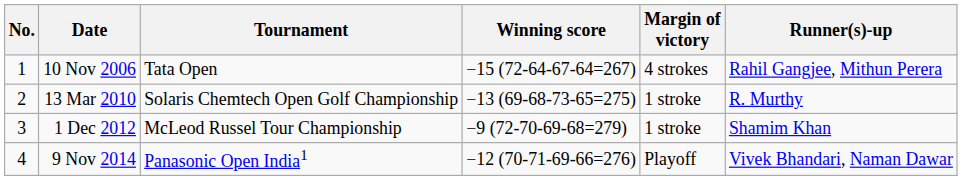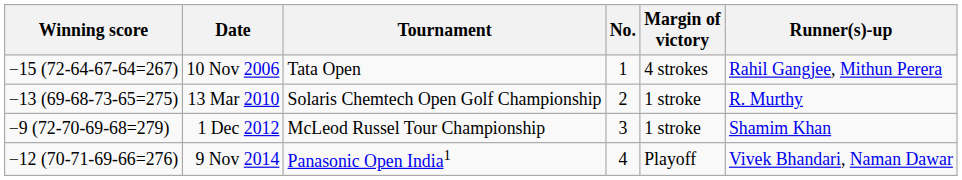columns swapped: (22, 29) <-> (551, 29)
